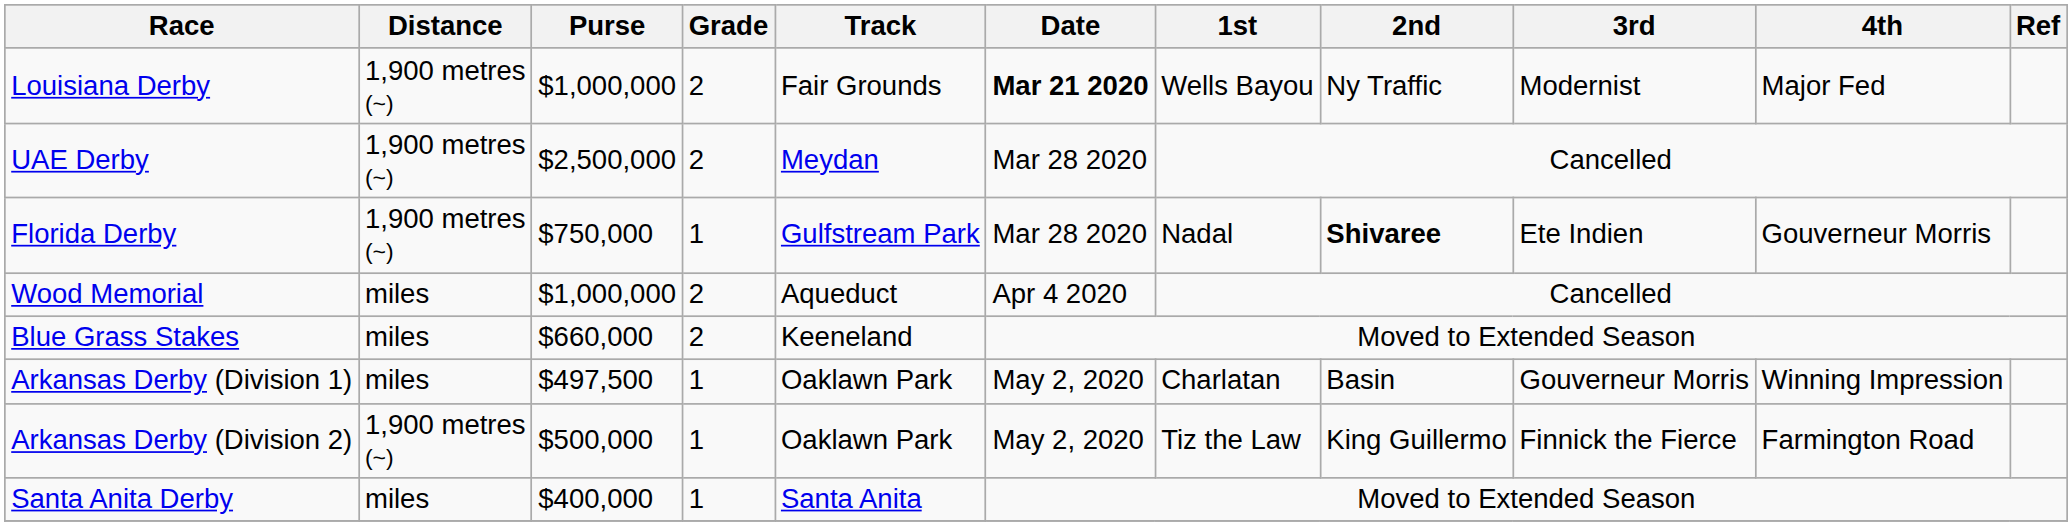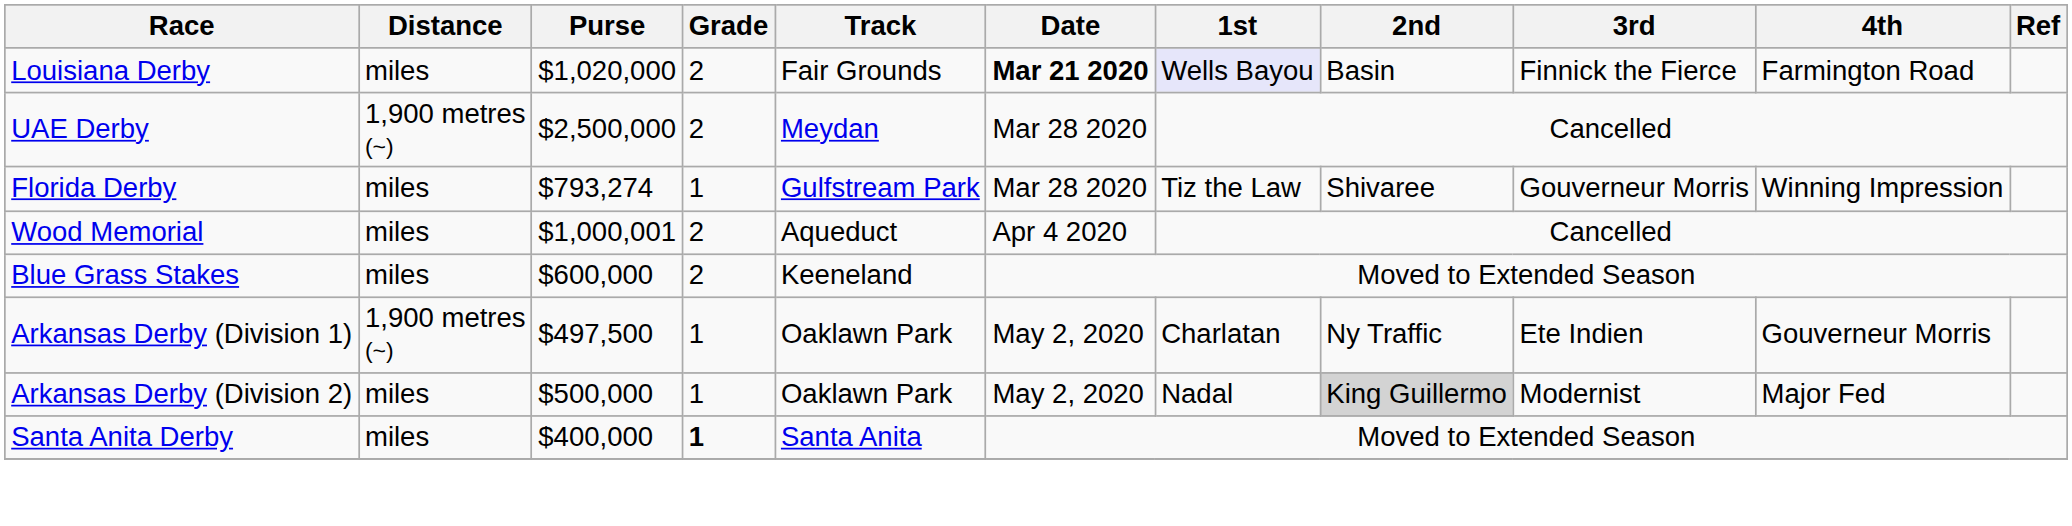(445, 85) 1,900 metres (~) -> (397, 69) miles
(607, 85) $1,000,000 -> (607, 69) $1,020,000
(1237, 85) no background -> (1237, 69) lavender background
(1384, 85) Ny Traffic -> (1361, 69) Basin
(1580, 85) Modernist -> (1628, 69) Finnick the Fierce
(1824, 85) Major Fed -> (1868, 69) Farmington Road
(445, 234) 1,900 metres (~) -> (397, 188) miles
(596, 234) $750,000 -> (596, 188) $793,274
(1197, 234) Nadal -> (1231, 188) Tiz the Law
(1384, 234) bold -> (1381, 188) normal
(1581, 234) Ete Indien -> (1634, 188) Gouverneur Morris
(1876, 234) Gouverneur Morris -> (1882, 188) Winning Impression
(607, 293) $1,000,000 -> (607, 231) $1,000,001
(596, 337) $660,000 -> (596, 275) $600,000
(397, 381) miles -> (445, 334) 1,900 metres (~)
(1361, 381) Basin -> (1384, 334) Ny Traffic
(1634, 381) Gouverneur Morris -> (1581, 334) Ete Indien
(1882, 381) Winning Impression -> (1876, 334) Gouverneur Morris
(445, 440) 1,900 metres (~) -> (397, 393) miles
(1231, 440) Tiz the Law -> (1197, 393) Nadal
(1417, 440) no background -> (1417, 393) lightgrey background
(1628, 440) Finnick the Fierce -> (1580, 393) Modernist
(1868, 440) Farmington Road -> (1824, 393) Major Fed
(696, 499) normal -> (696, 437) bold
